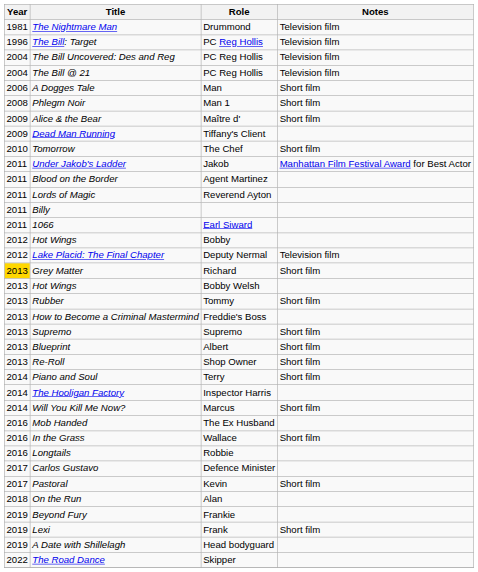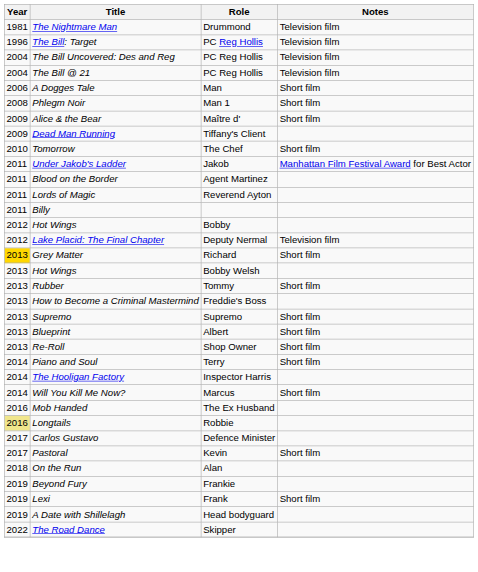- row: (43, 225)
- row: (58, 438)
(17, 453) no background -> (17, 423) khaki background
